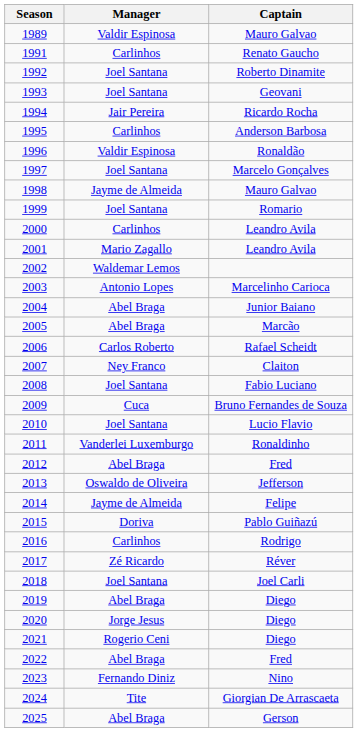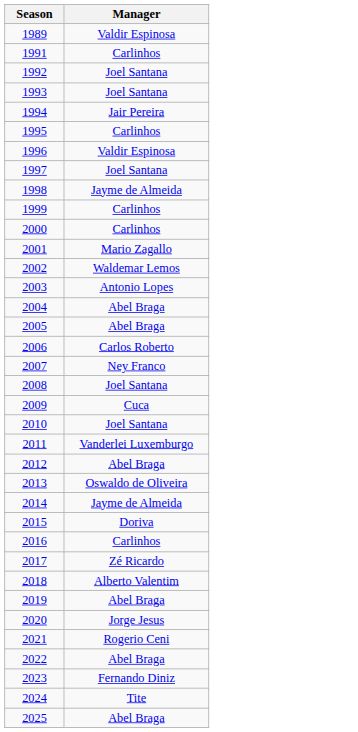- column: (281, 14)
(136, 209) Joel Santana -> (136, 209) Carlinhos
(136, 580) Joel Santana -> (136, 580) Alberto Valentim
